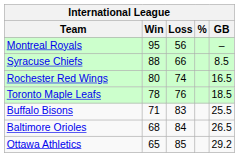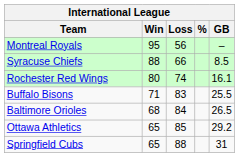(222, 78) 16.5 -> (222, 78) 16.1
- row: (54, 95)
+ row: (45, 144)
